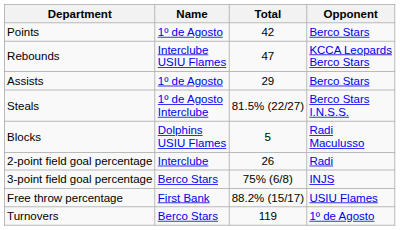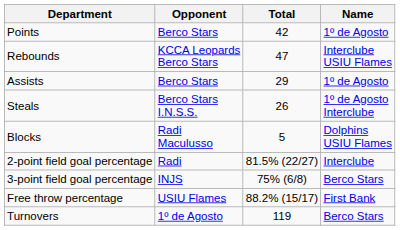columns swapped: (192, 14) <-> (351, 14)
(268, 106) 81.5% (22/27) -> (282, 106) 26
(268, 161) 26 -> (282, 161) 81.5% (22/27)
